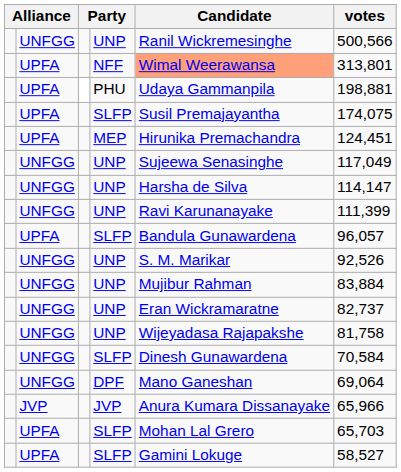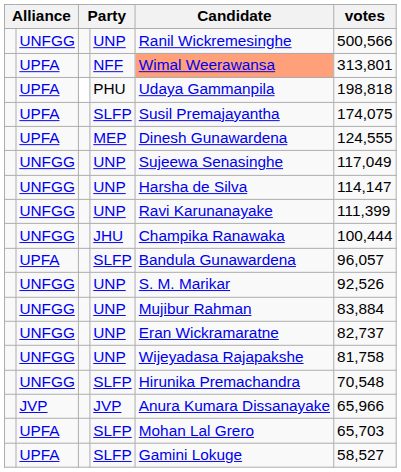(365, 89) 198,881 -> (365, 89) 198,818
(219, 138) Hirunika Premachandra -> (213, 138) Dinesh Gunawardena
(365, 138) 124,451 -> (365, 138) 124,555
+ row: (47, 235)
(213, 357) Dinesh Gunawardena -> (219, 382) Hirunika Premachandra
(361, 357) 70,584 -> (361, 382) 70,548
- row: (47, 382)
